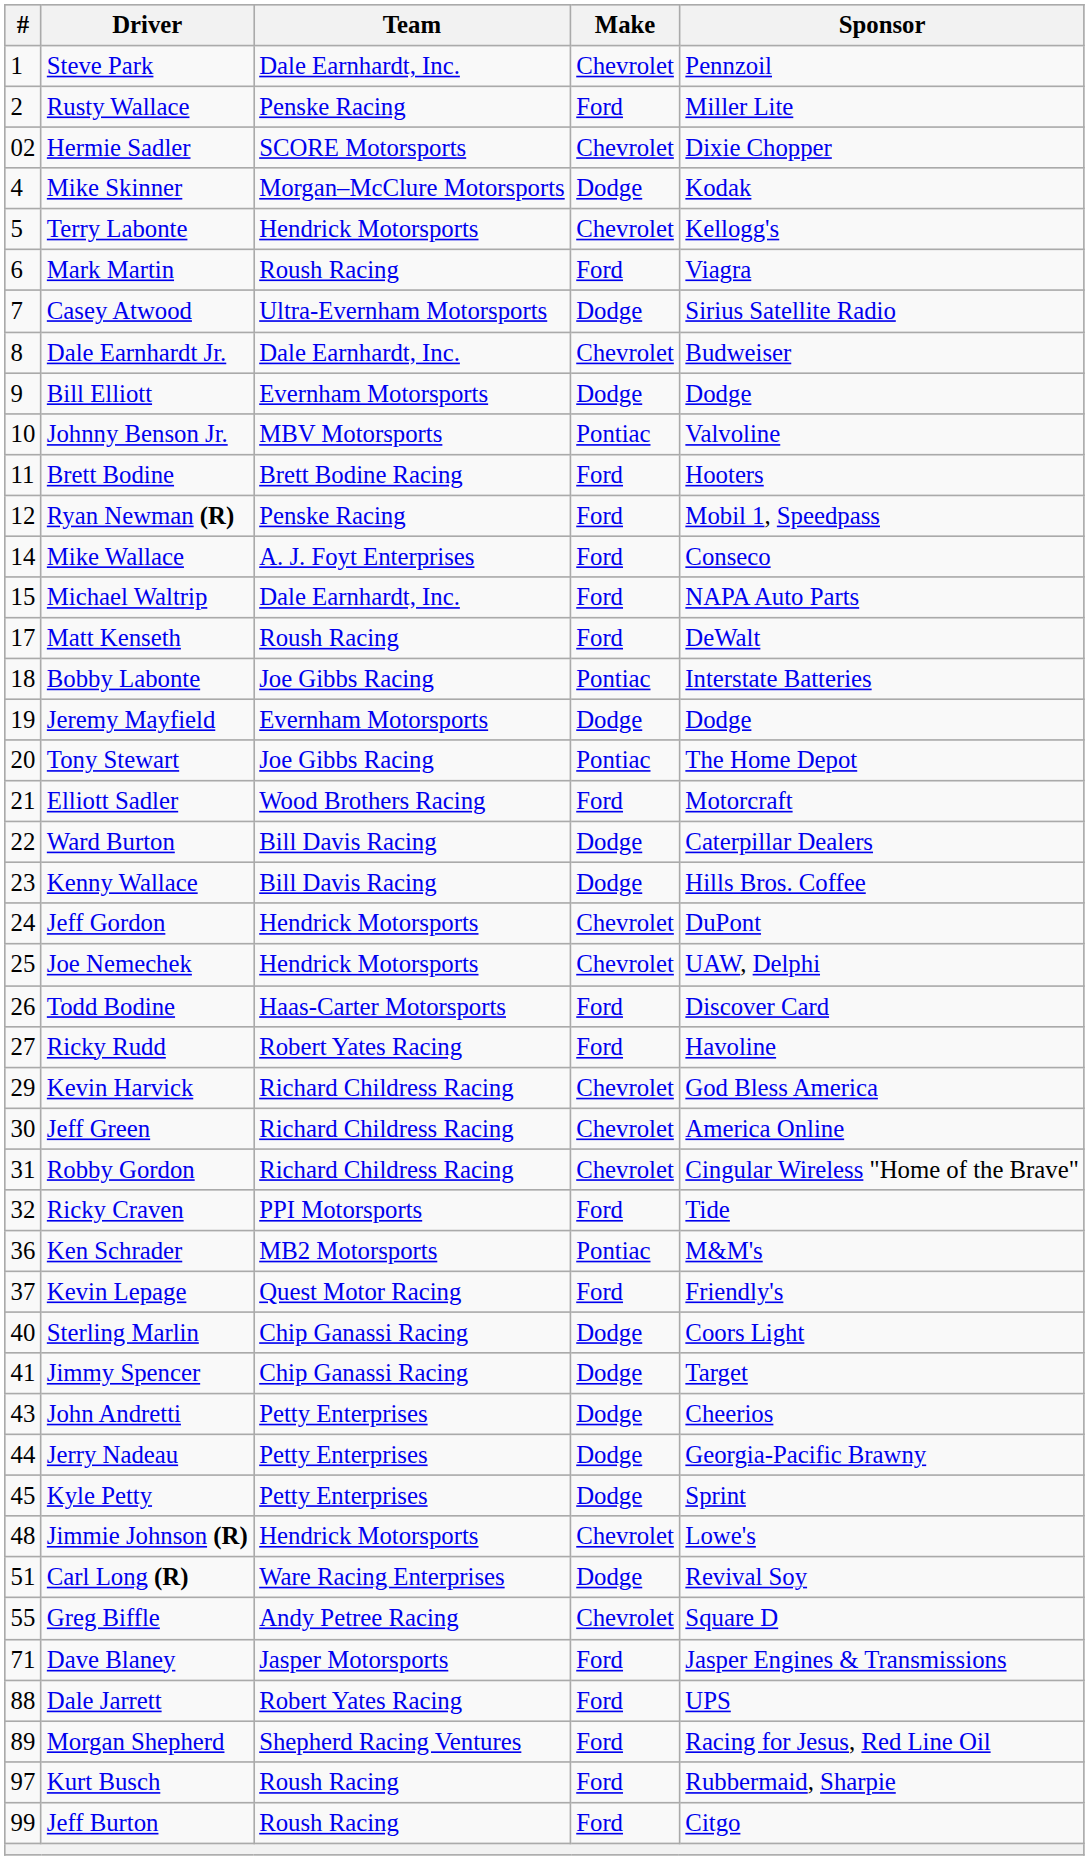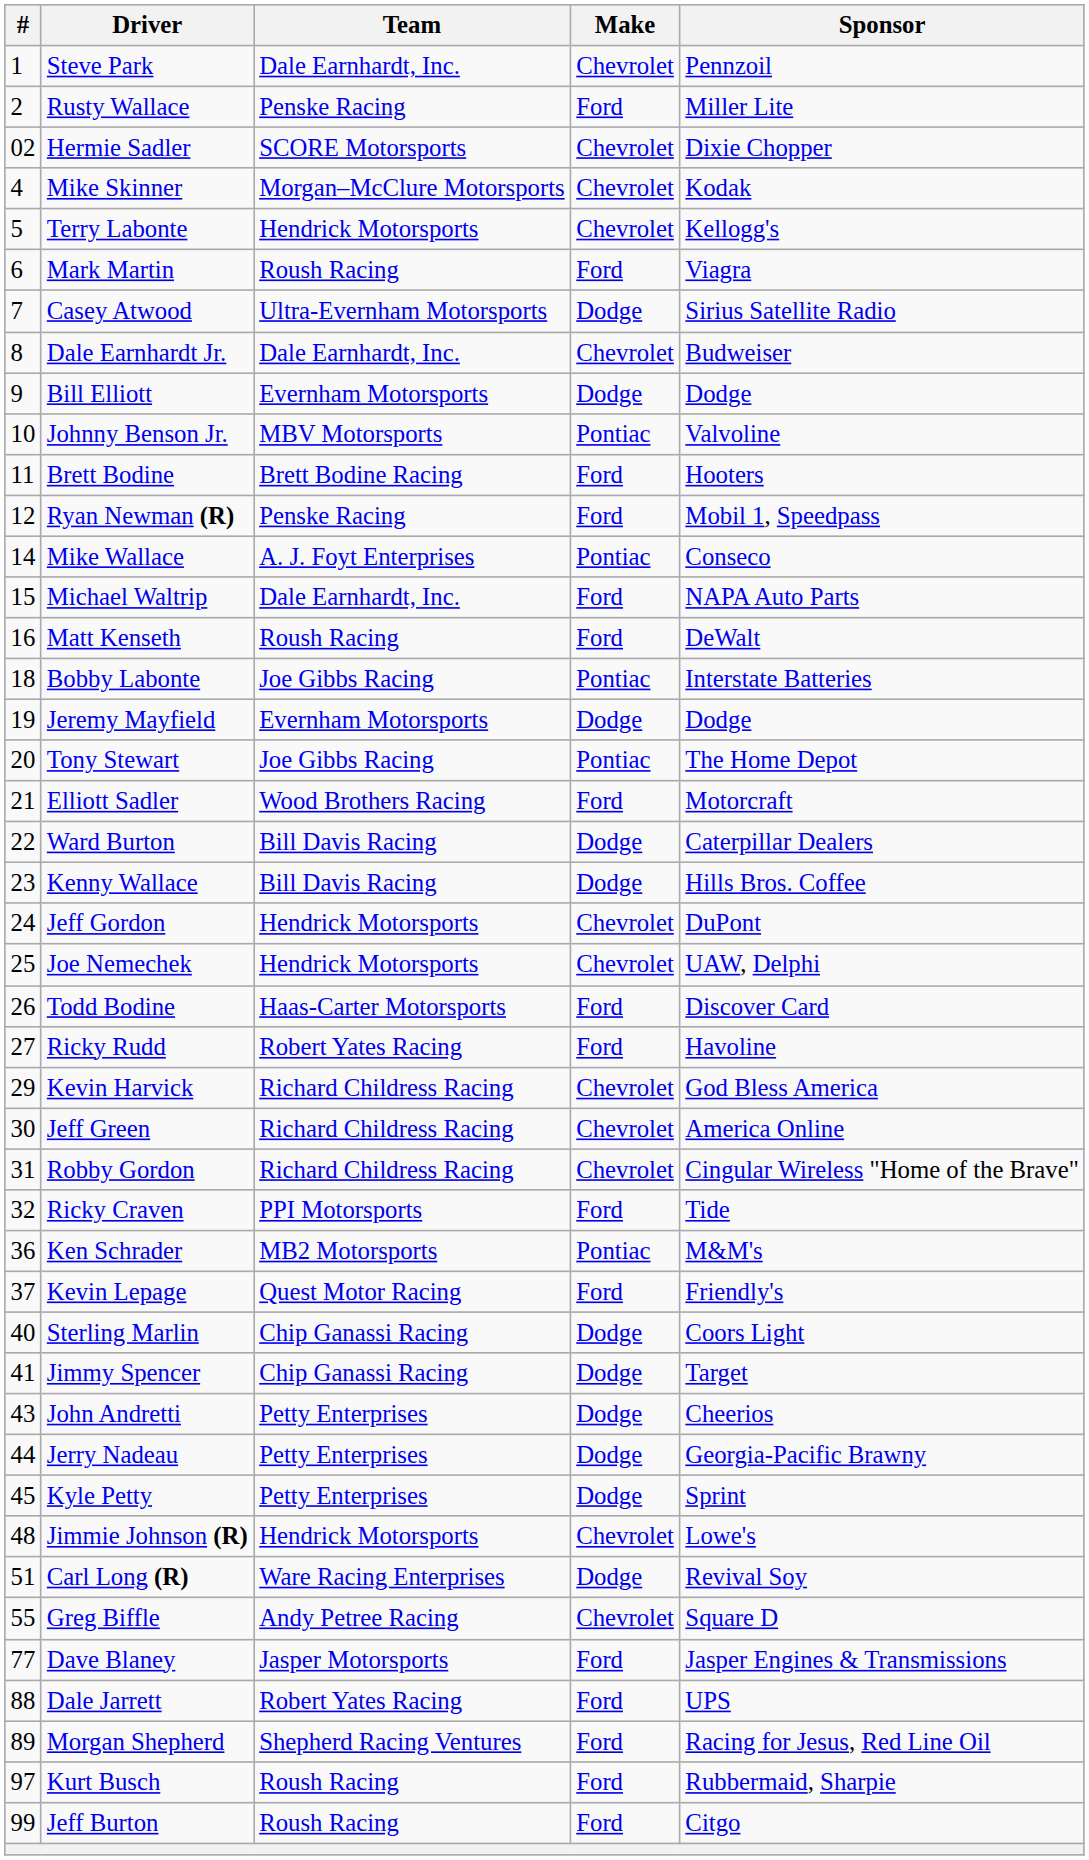(609, 188) Dodge -> (625, 188) Chevrolet
(600, 556) Ford -> (613, 556) Pontiac
(23, 637) 17 -> (23, 637) 16
(23, 1659) 71 -> (23, 1659) 77
